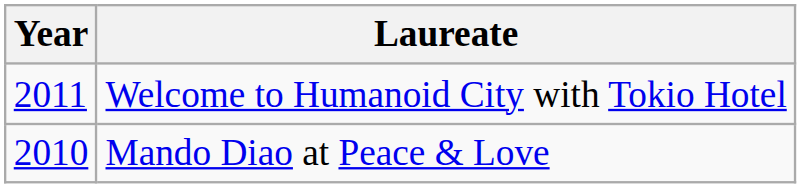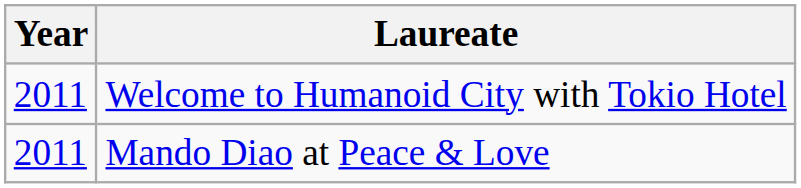(51, 152) 2010 -> (50, 152) 2011
